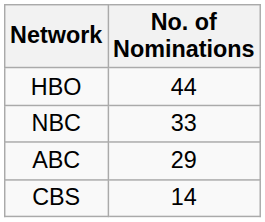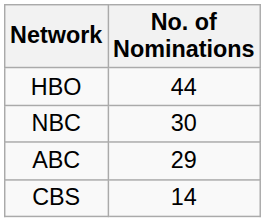(184, 123) 33 -> (184, 123) 30
